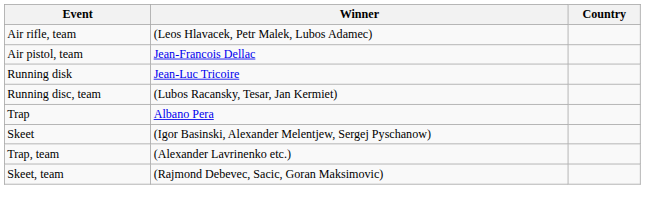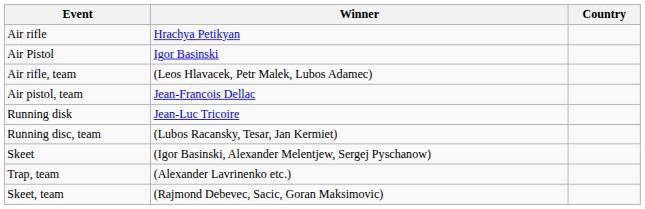+ row: (27, 34)
+ row: (31, 54)
- row: (18, 114)
